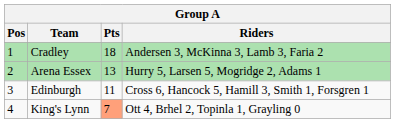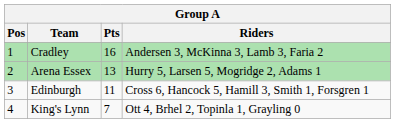(110, 52) 18 -> (110, 52) 16
(107, 109) lightsalmon background -> (107, 109) no background
